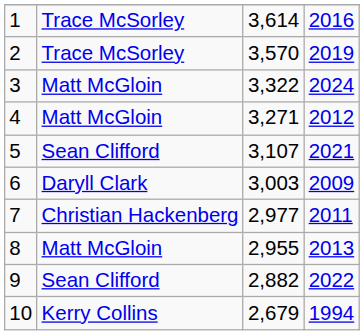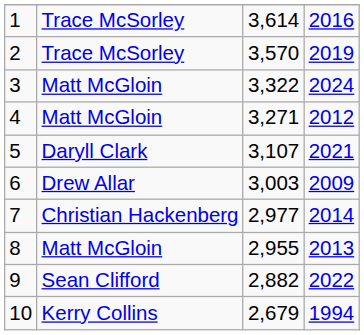(101, 150) Sean Clifford -> (94, 150) Daryll Clark
(94, 183) Daryll Clark -> (88, 183) Drew Allar
(331, 215) 2011 -> (331, 215) 2014
